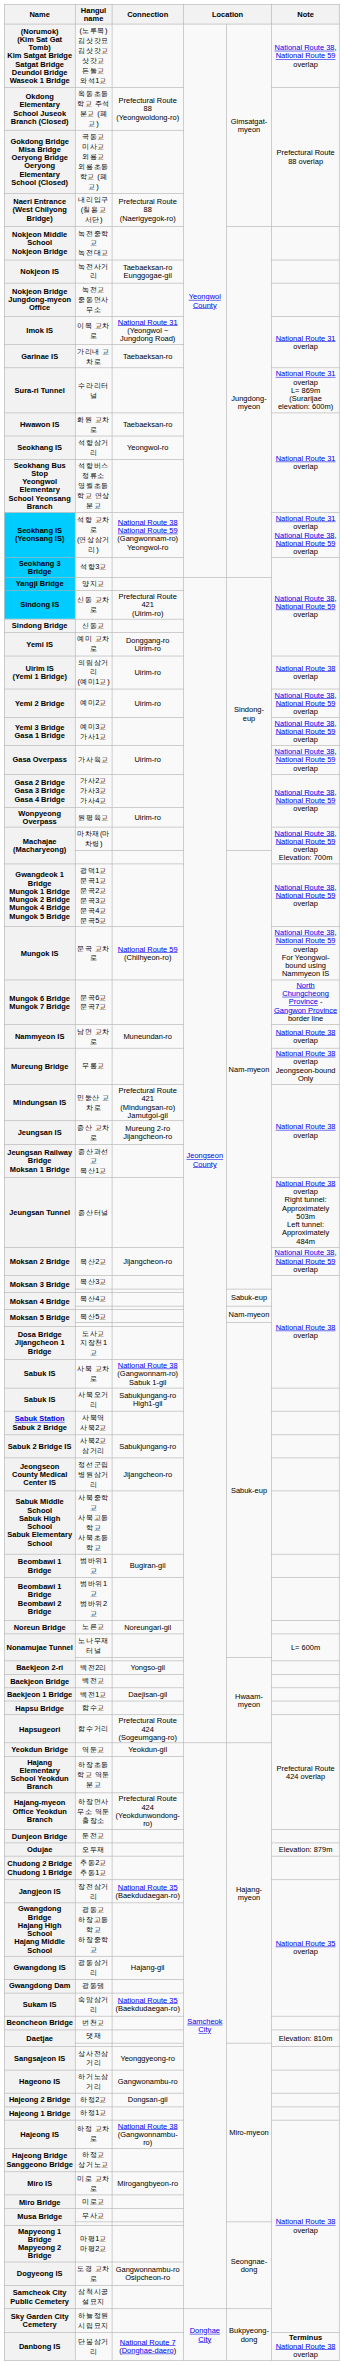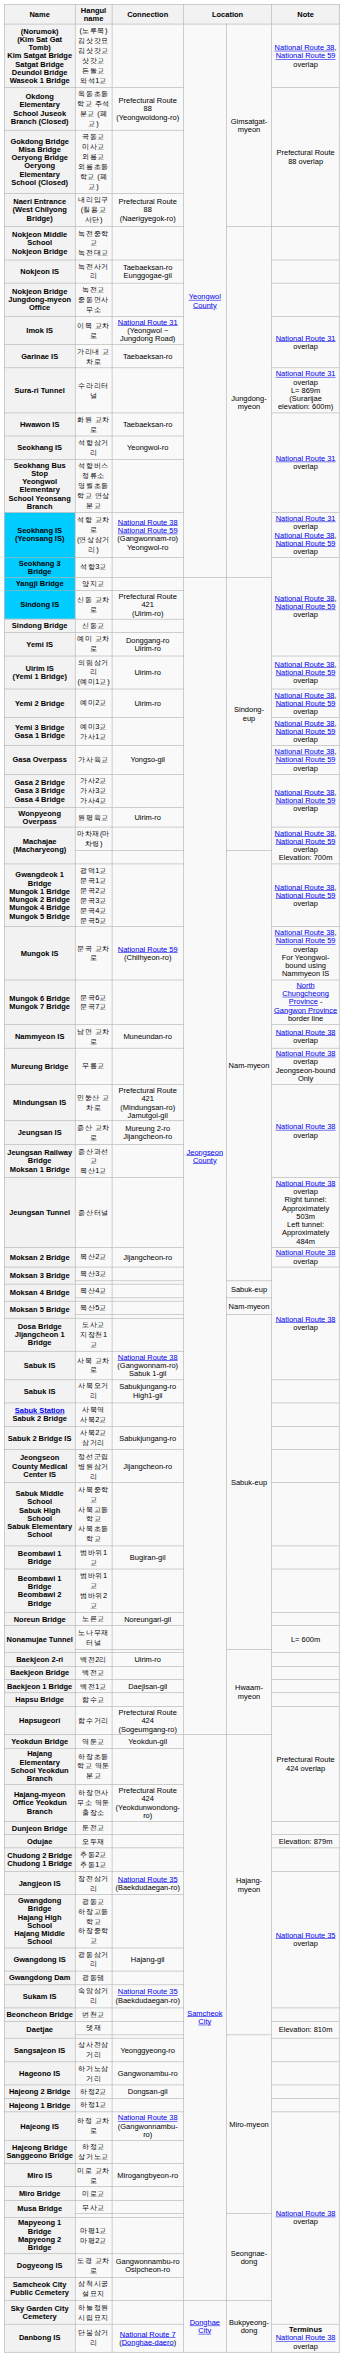(306, 672) National Route 38 overlap -> (306, 672) National Route 38, National Route 59 overlap
(148, 759) Uirim-ro -> (148, 759) Yongso-gil
(306, 1261) National Route 38, National Route 59 overlap -> (306, 1257) National Route 38 overlap
(148, 1667) Yongso-gil -> (148, 1659) Uirim-ro
